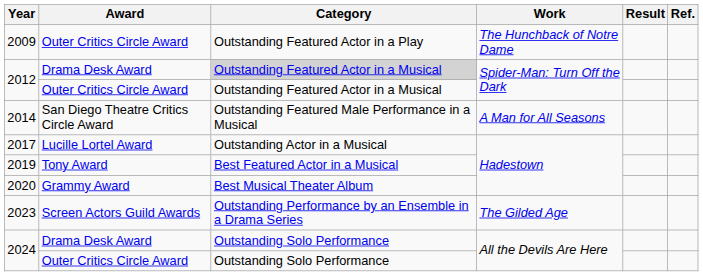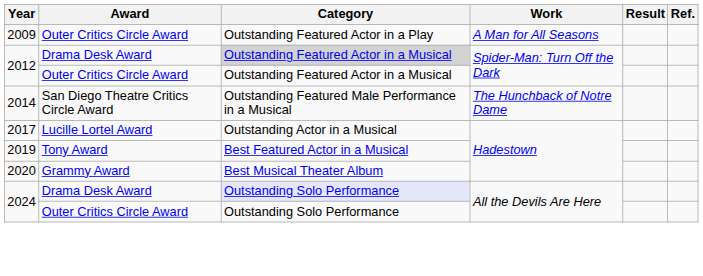(549, 42) The Hunchback of Notre Dame -> (536, 34) A Man for All Seasons
(542, 117) A Man for All Seasons -> (542, 103) The Hunchback of Notre Dame
- row: (22, 213)
(301, 240) no background -> (312, 191) lavender background
